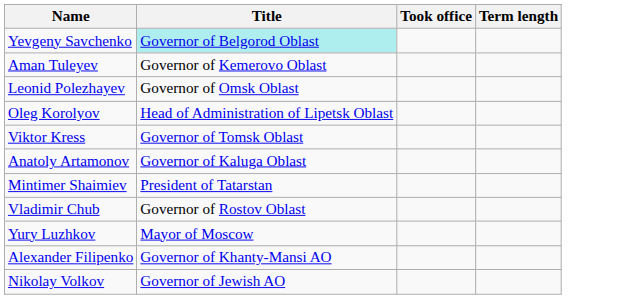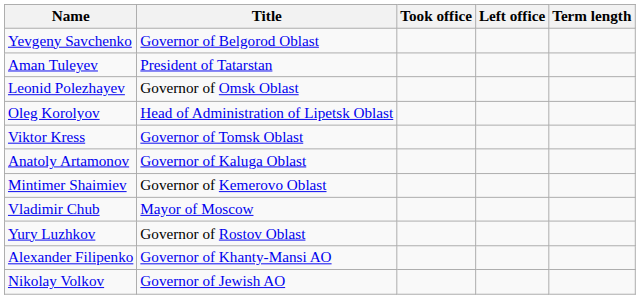+ column: (512, 16)
(230, 40) paleturquoise background -> (230, 40) no background
(233, 64) Governor of Kemerovo Oblast -> (206, 64) President of Tatarstan
(206, 185) President of Tatarstan -> (233, 185) Governor of Kemerovo Oblast
(223, 209) Governor of Rostov Oblast -> (197, 209) Mayor of Moscow
(197, 233) Mayor of Moscow -> (223, 233) Governor of Rostov Oblast
